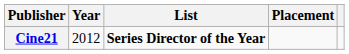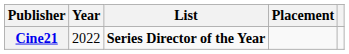(86, 37) 2012 -> (86, 37) 2022
